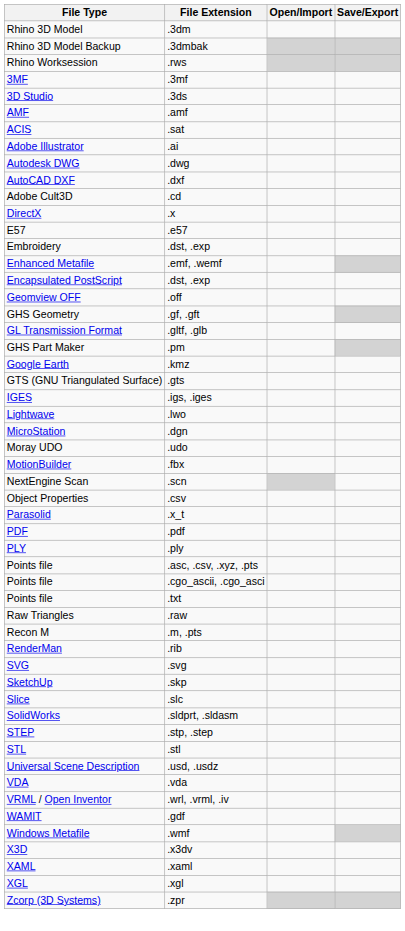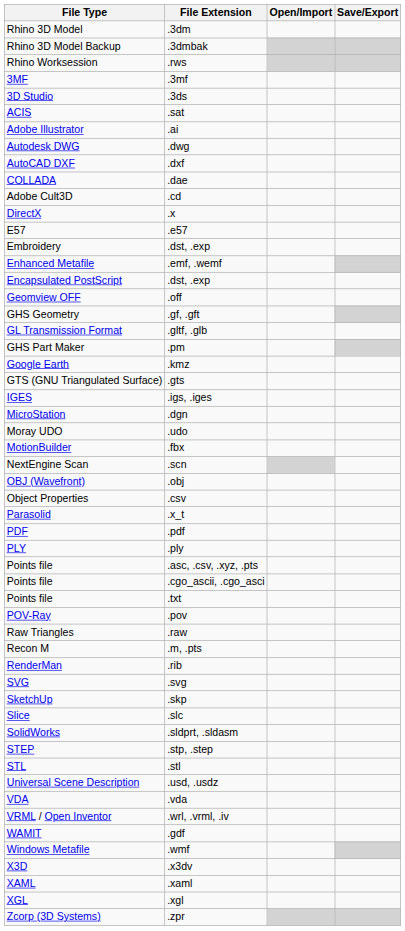- row: (18, 113)
+ row: (31, 180)
- row: (31, 414)
+ row: (46, 481)
+ row: (29, 615)
